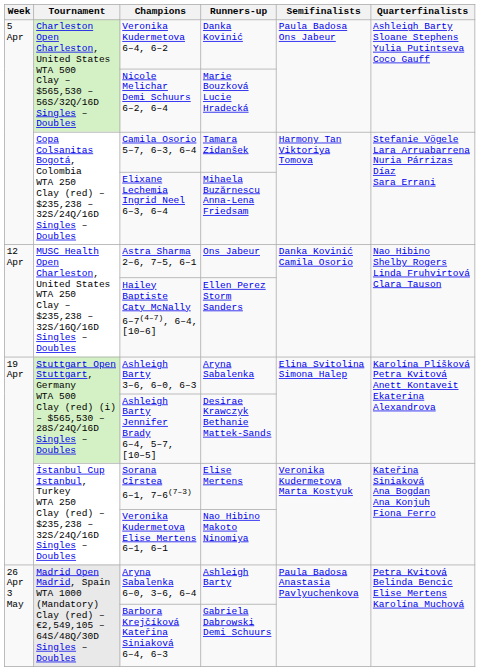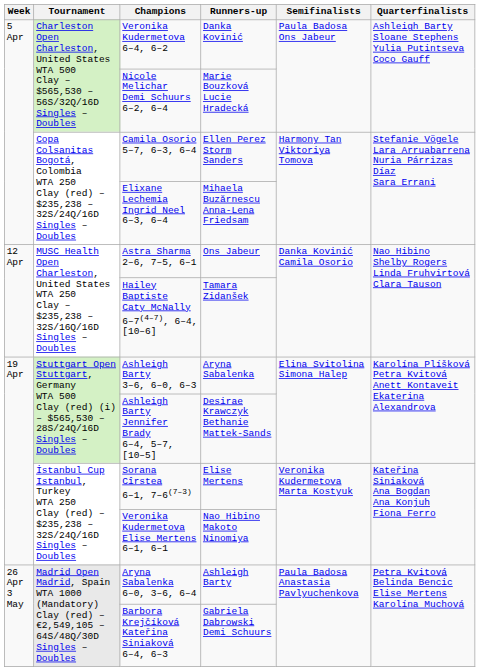(226, 146) Tamara Zidanšek -> (234, 151) Ellen Perez Storm Sanders
(234, 297) Ellen Perez Storm Sanders -> (226, 291) Tamara Zidanšek
